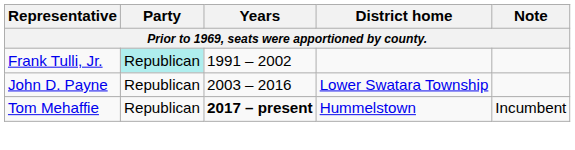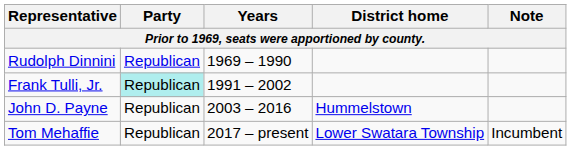+ row: (62, 60)
(404, 84) Lower Swatara Township -> (364, 108) Hummelstown
(260, 108) bold -> (258, 133) normal
(368, 108) Hummelstown -> (400, 133) Lower Swatara Township
